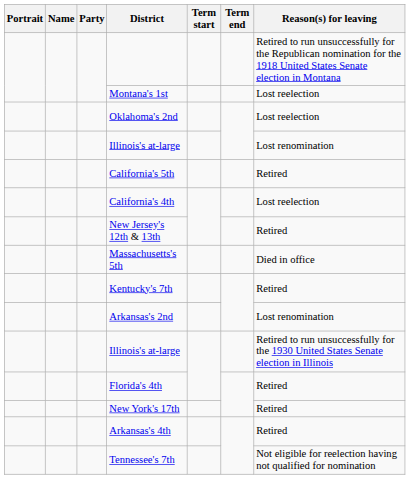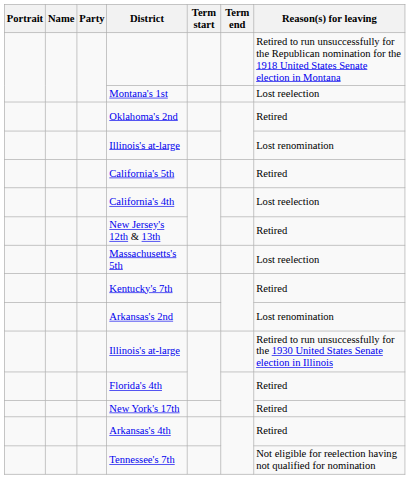(288, 116) Lost reelection -> (272, 116) Retired
(285, 259) Died in office -> (288, 259) Lost reelection
